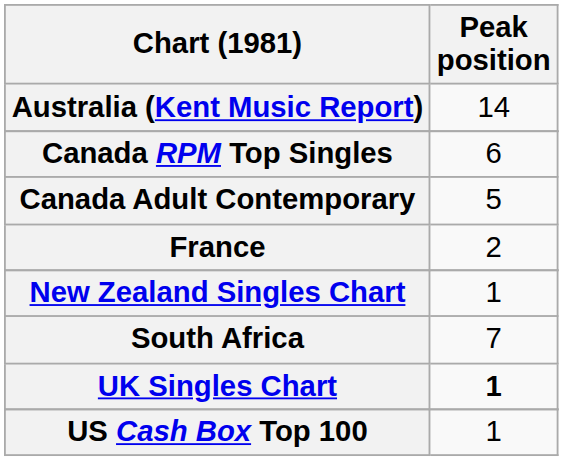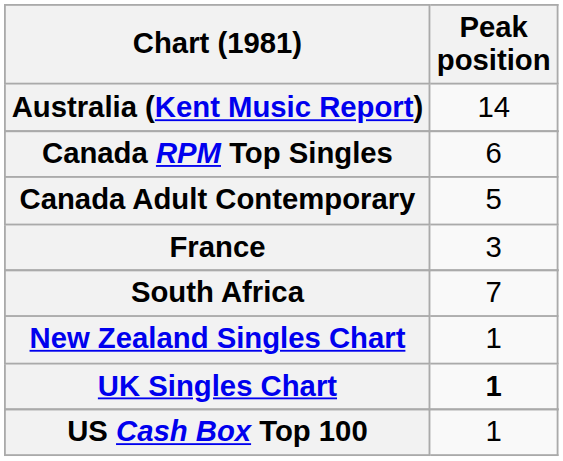(494, 246) 2 -> (494, 246) 3
rows swapped: (217, 292) <-> (217, 339)
